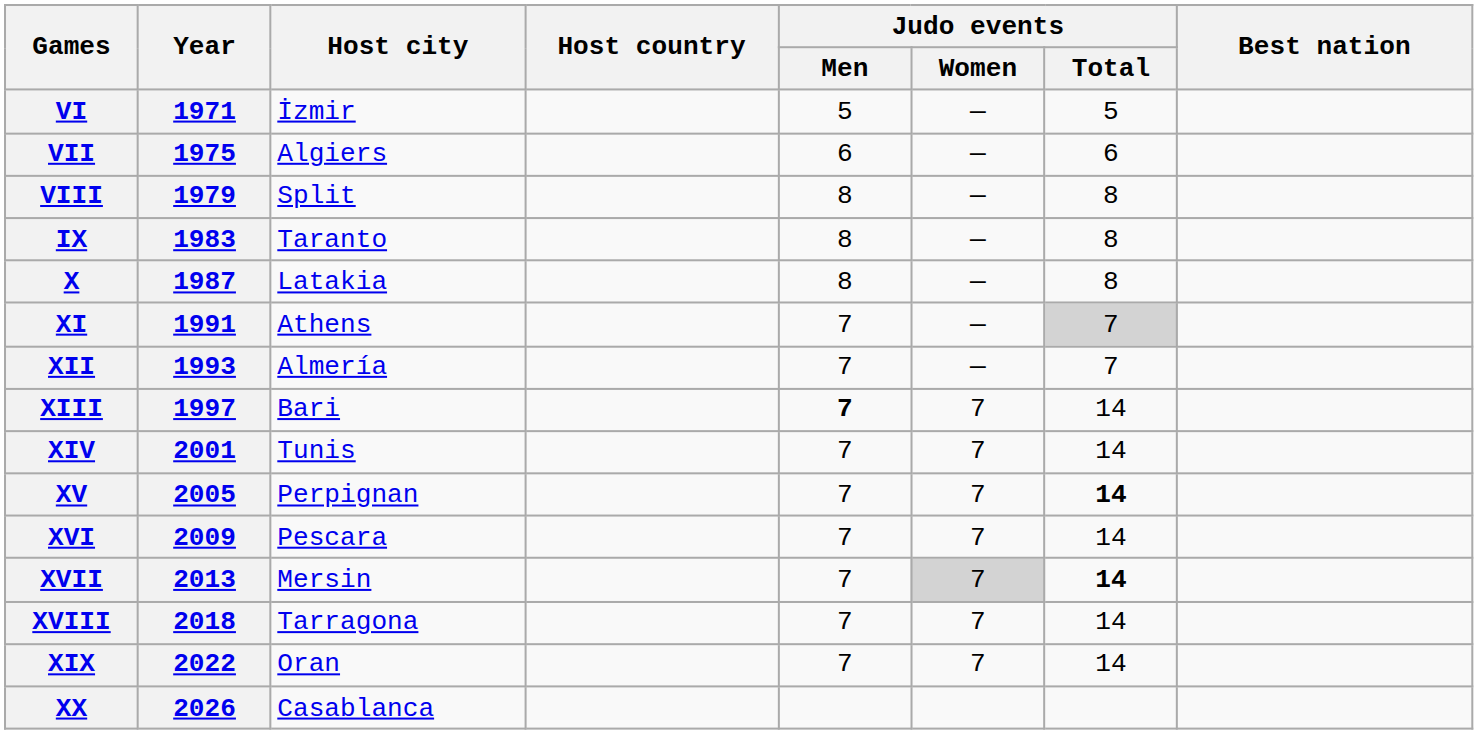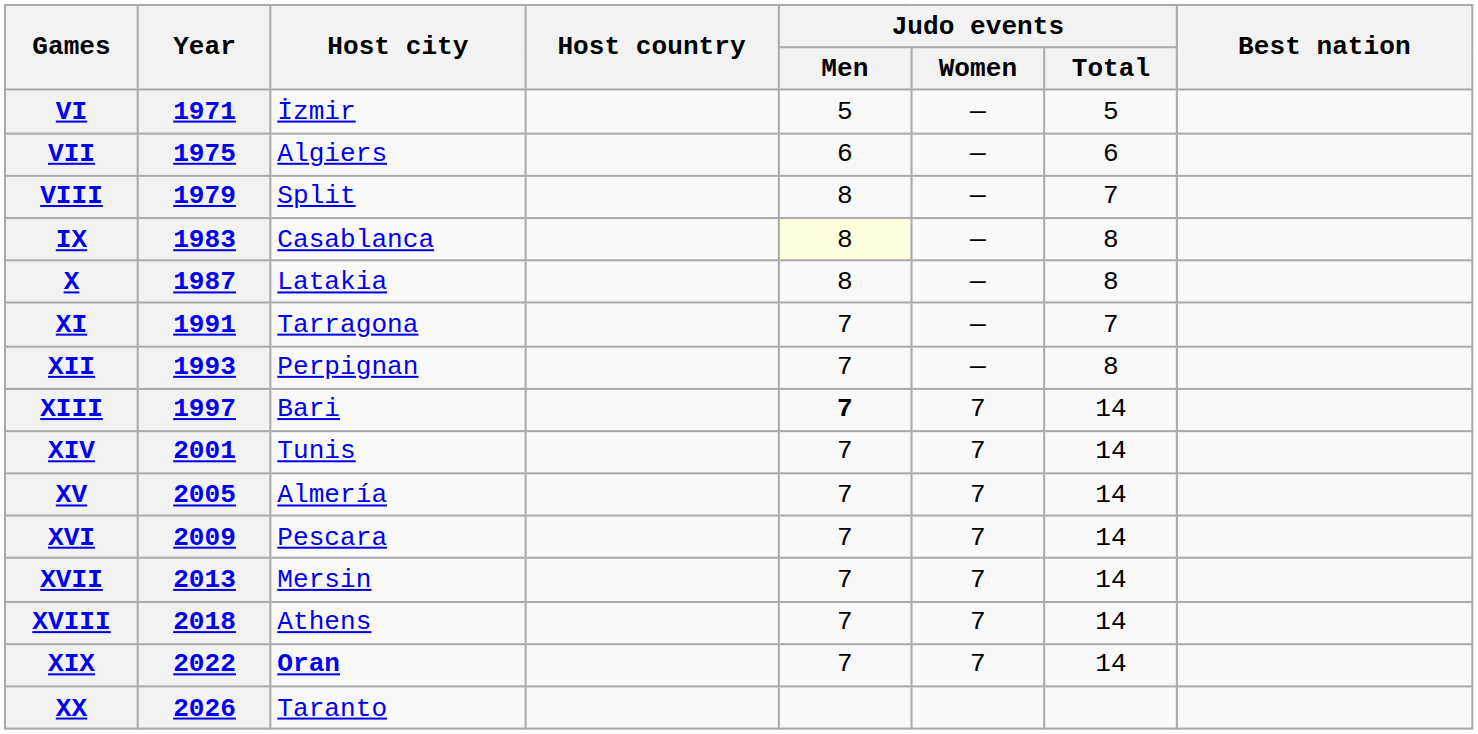(1111, 197) 8 -> (1111, 197) 7
(332, 239) Taranto -> (356, 239) Casablanca
(845, 239) no background -> (845, 239) lightyellow background
(324, 324) Athens -> (348, 324) Tarragona
(1111, 324) lightgrey background -> (1111, 324) no background
(332, 367) Almería -> (348, 367) Perpignan
(1111, 367) 7 -> (1111, 367) 8
(348, 495) Perpignan -> (332, 495) Almería
(1111, 495) bold -> (1111, 495) normal
(978, 580) lightgrey background -> (978, 580) no background
(1111, 580) bold -> (1111, 580) normal
(348, 623) Tarragona -> (324, 623) Athens
(309, 665) normal -> (309, 665) bold
(356, 708) Casablanca -> (332, 708) Taranto
